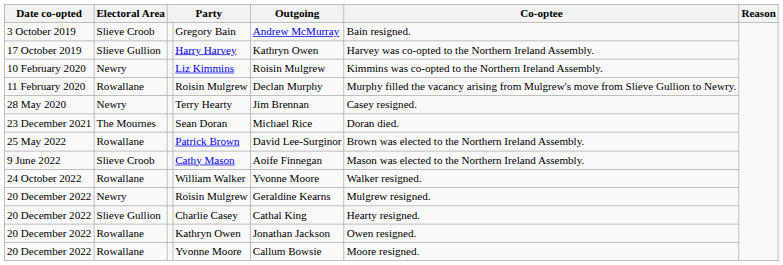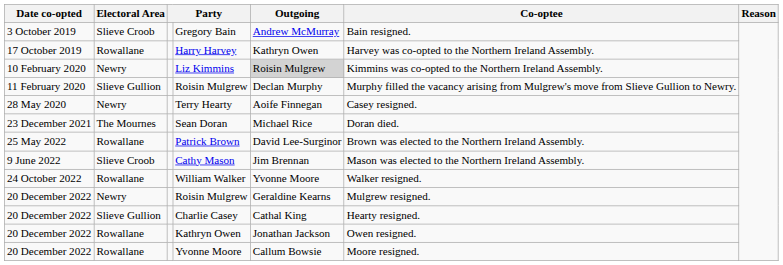(129, 50) Slieve Gullion -> (120, 50) Rowallane
(289, 68) no background -> (289, 68) lightgrey background
(120, 87) Rowallane -> (129, 87) Slieve Gullion
(281, 105) Jim Brennan -> (287, 105) Aoife Finnegan
(287, 160) Aoife Finnegan -> (281, 160) Jim Brennan
